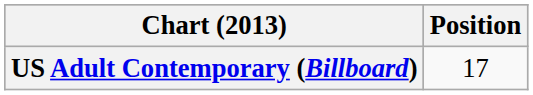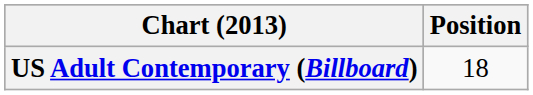(475, 67) 17 -> (475, 67) 18
